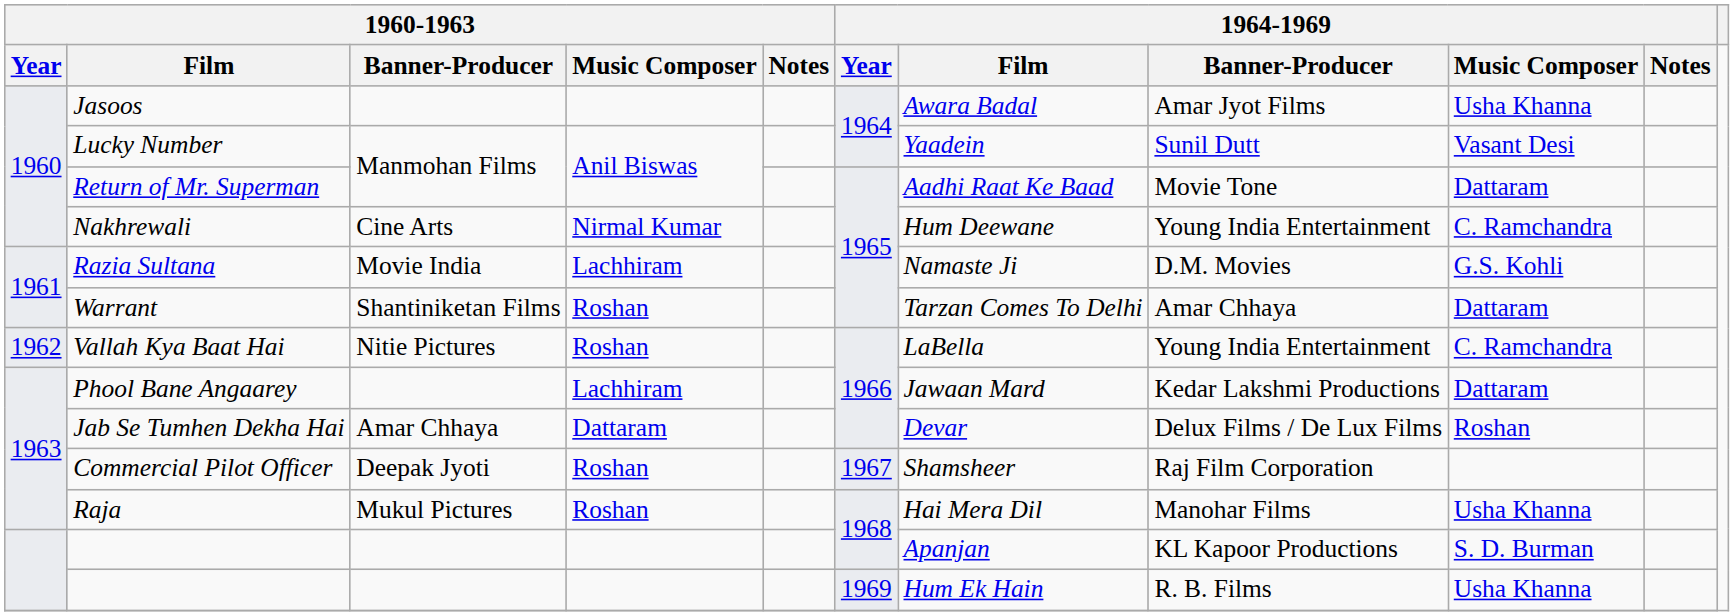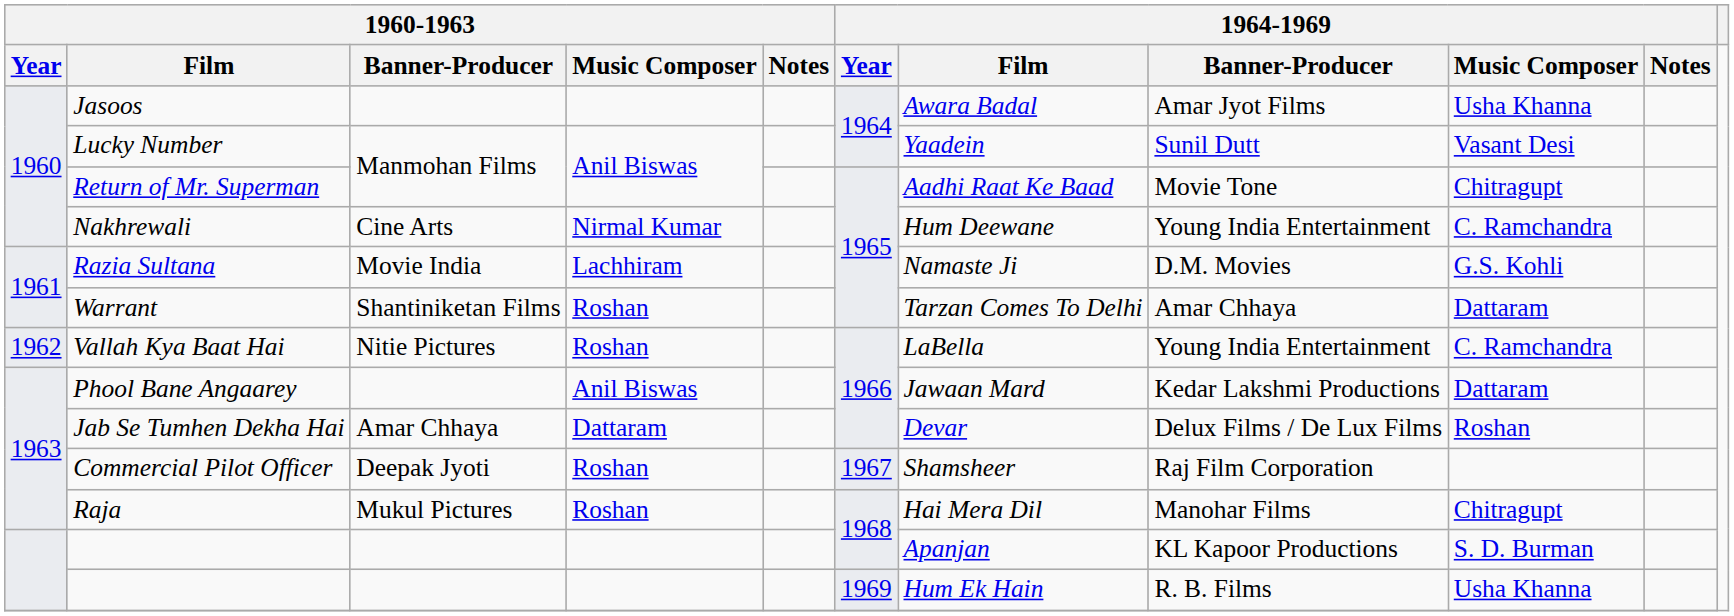(1501, 186) Dattaram -> (1508, 186) Chitragupt
(627, 387) Lachhiram -> (635, 387) Anil Biswas
(1523, 508) Usha Khanna -> (1508, 508) Chitragupt
